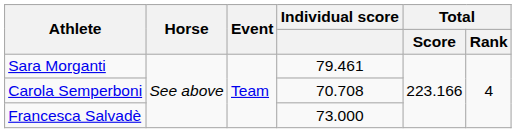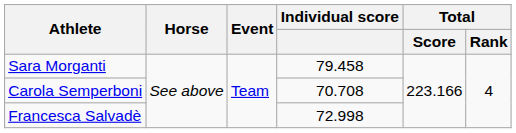(340, 66) 79.461 -> (340, 66) 79.458
(340, 115) 73.000 -> (340, 115) 72.998
